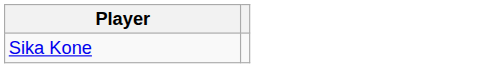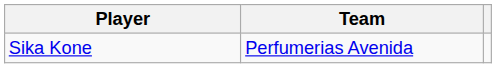+ column: (362, 18)
